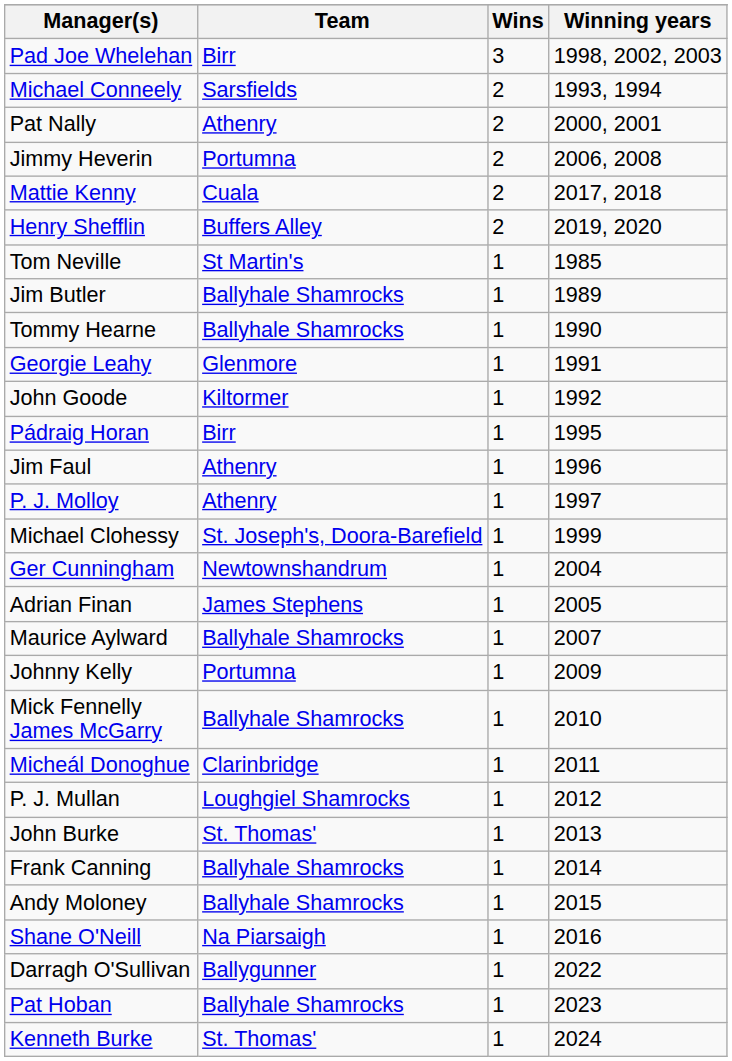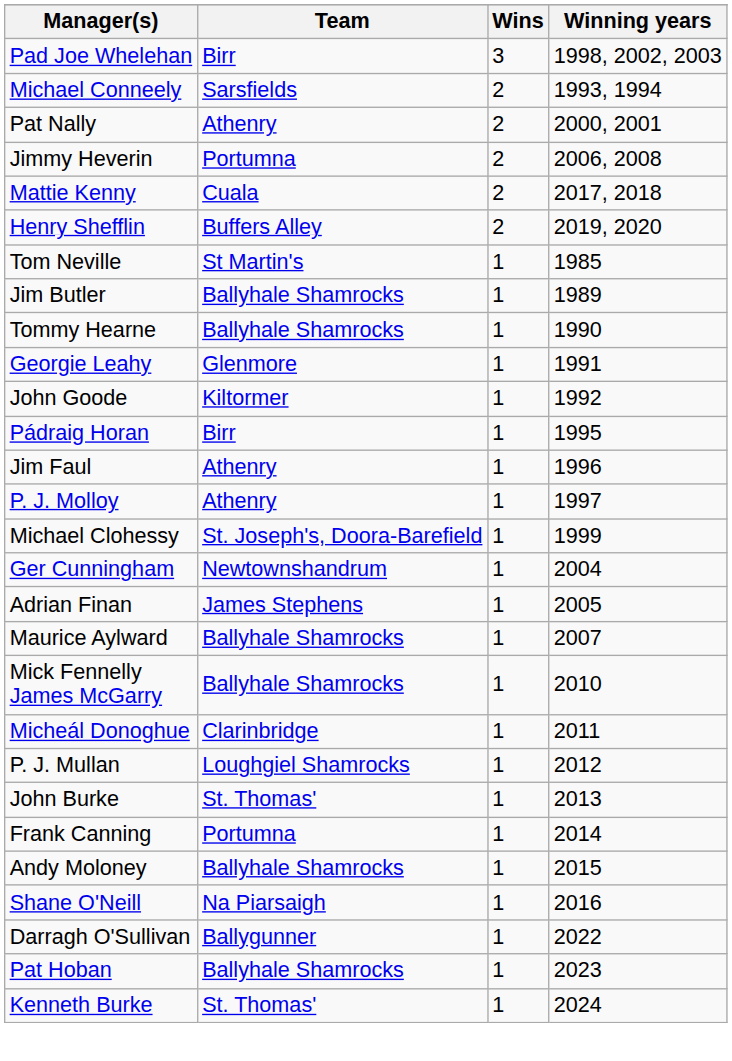- row: (71, 672)
(303, 868) Ballyhale Shamrocks -> (249, 833) Portumna
